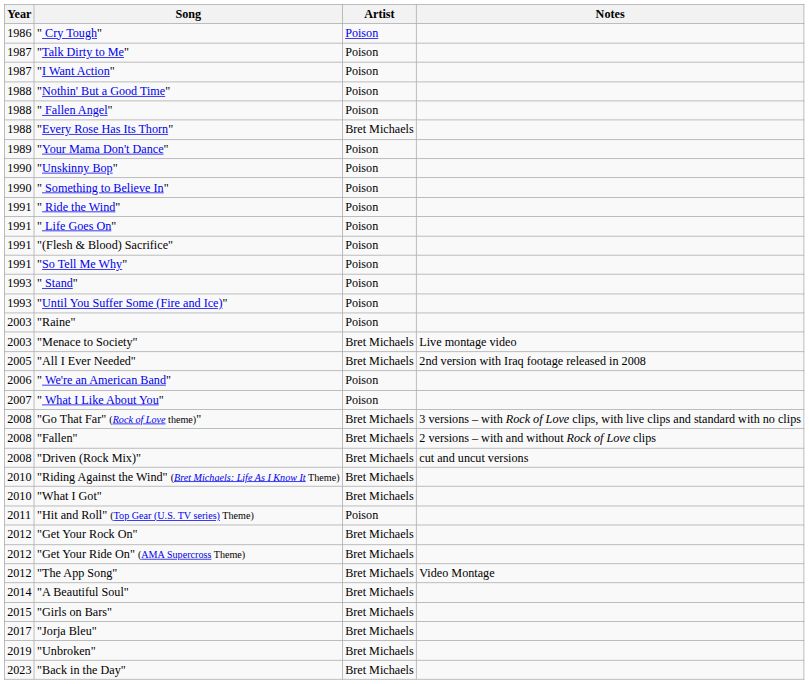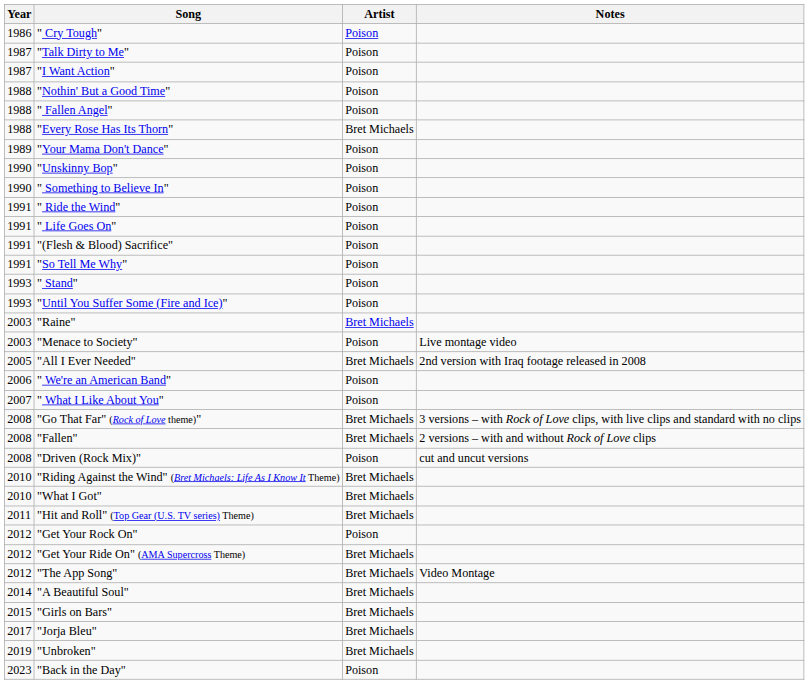(362, 322) Poison -> (379, 322) Bret Michaels
(379, 341) Bret Michaels -> (362, 341) Poison
(379, 457) Bret Michaels -> (362, 457) Poison
(362, 515) Poison -> (379, 515) Bret Michaels
(379, 534) Bret Michaels -> (362, 534) Poison
(379, 669) Bret Michaels -> (362, 669) Poison
